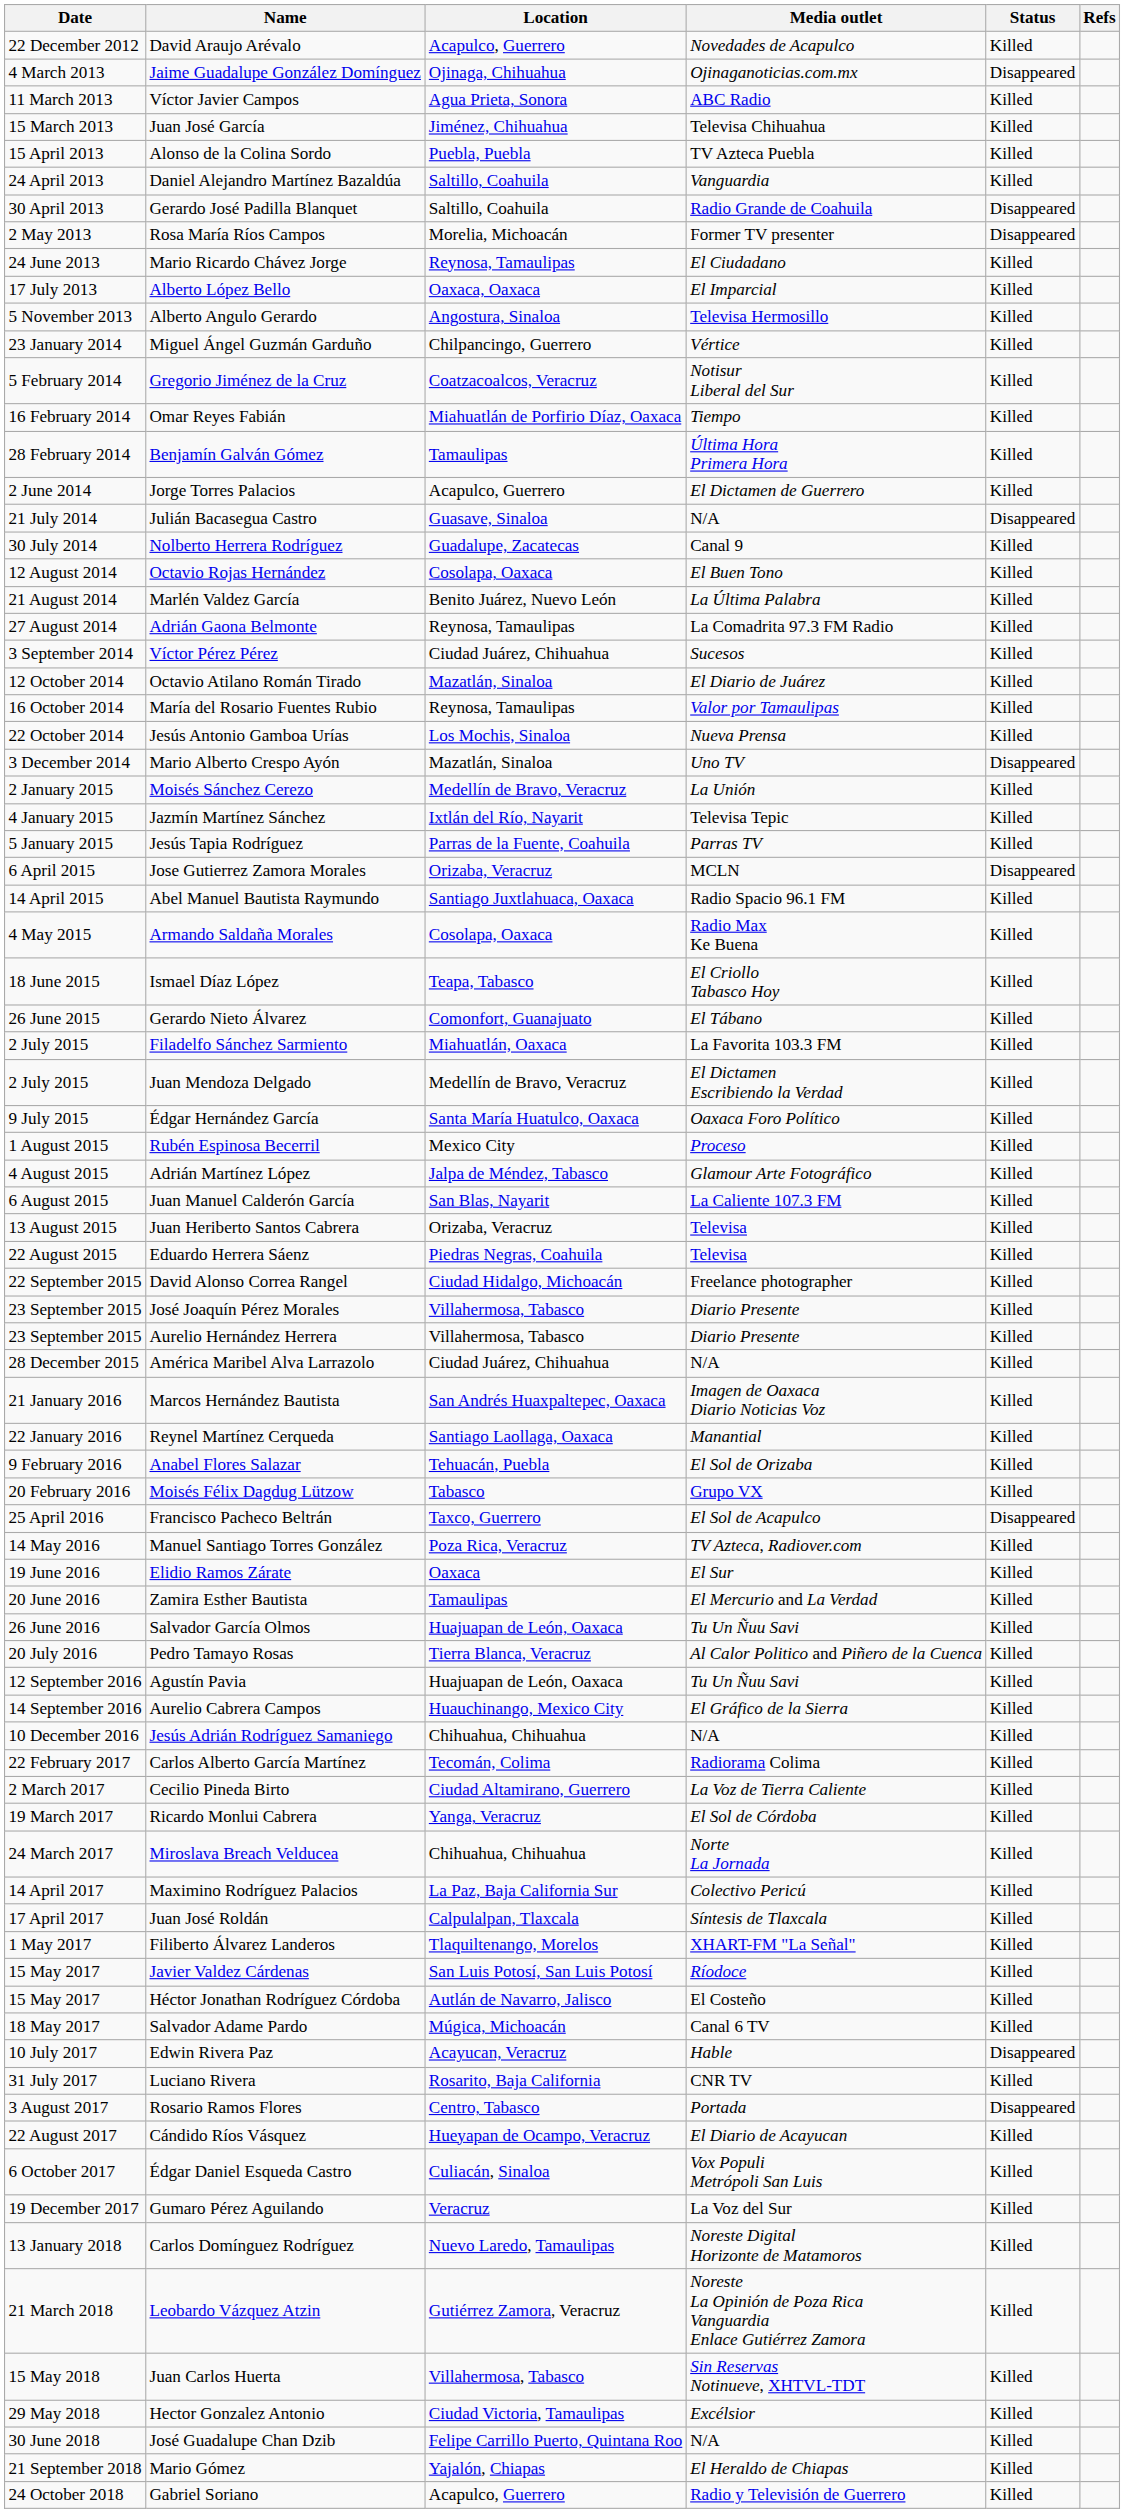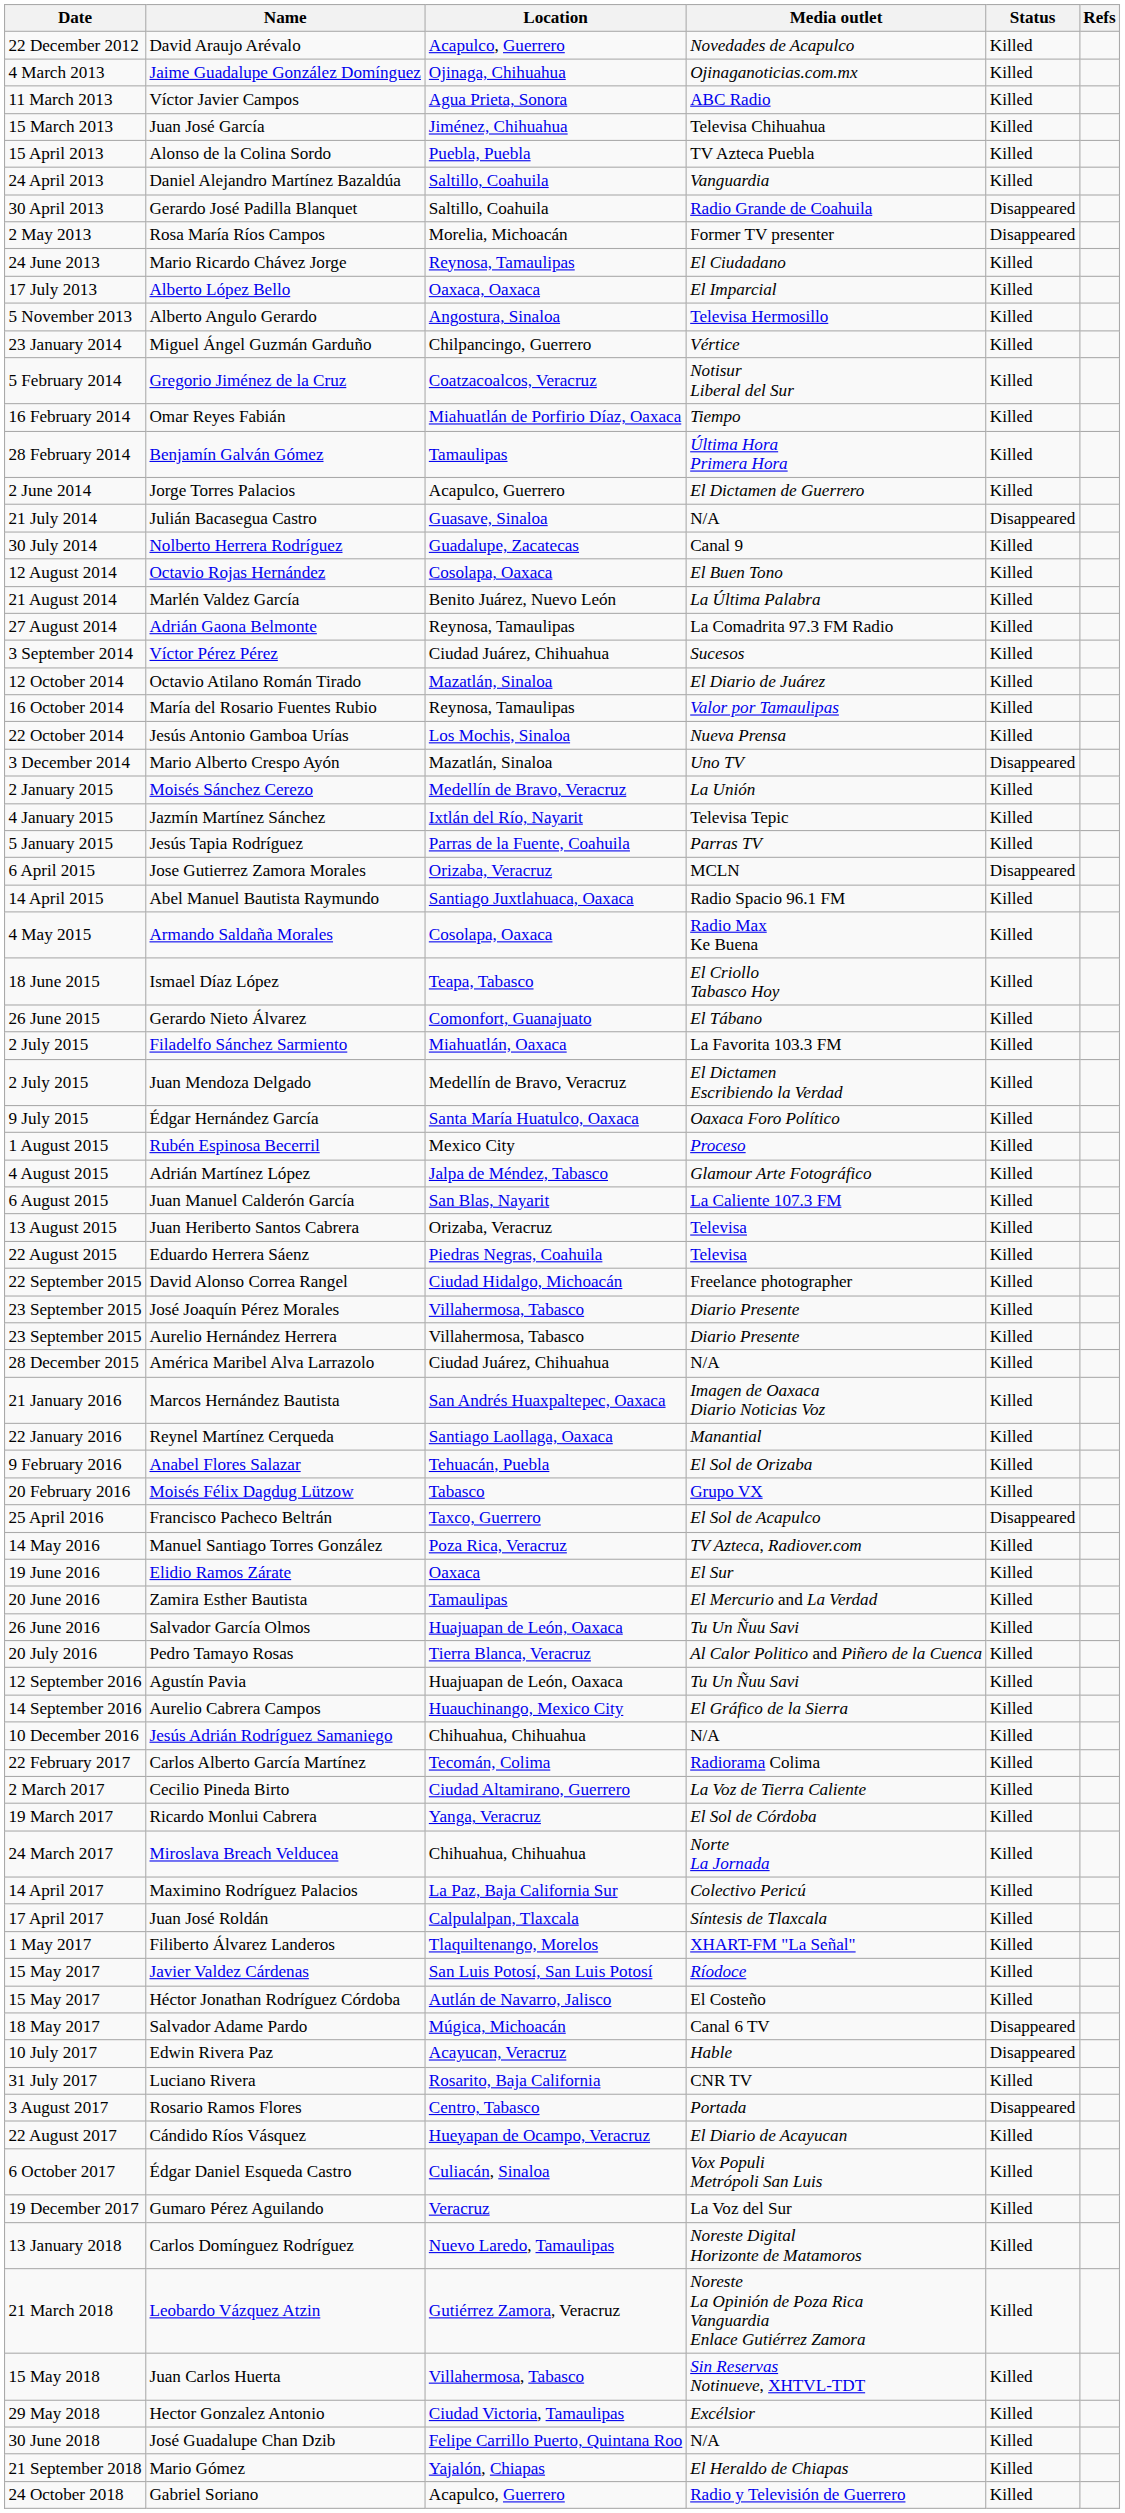(1033, 72) Disappeared -> (1011, 72) Killed
(1011, 2026) Killed -> (1033, 2026) Disappeared
